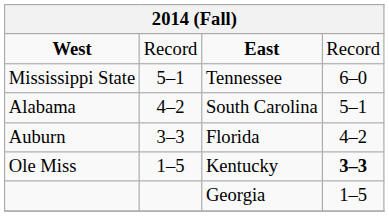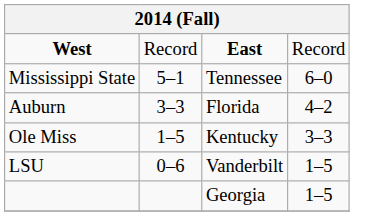- row: (42, 107)
(353, 166) bold -> (319, 136) normal
+ row: (26, 166)
